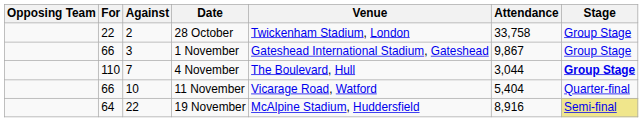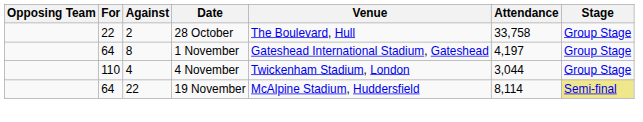(330, 32) Twickenham Stadium, London -> (303, 32) The Boulevard, Hull
(108, 51) 66 -> (108, 51) 64
(129, 51) 3 -> (129, 51) 8
(509, 51) 9,867 -> (509, 51) 4,197
(129, 70) 7 -> (129, 70) 4
(303, 70) The Boulevard, Hull -> (330, 70) Twickenham Stadium, London
(600, 70) bold -> (598, 70) normal
- row: (210, 88)
(509, 107) 8,916 -> (509, 88) 8,114
